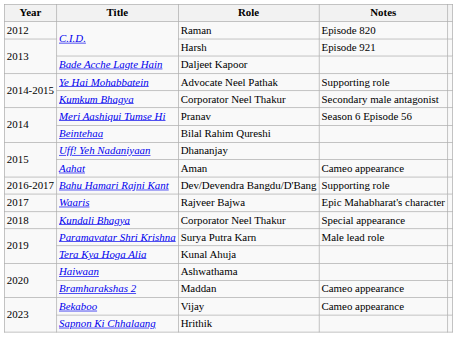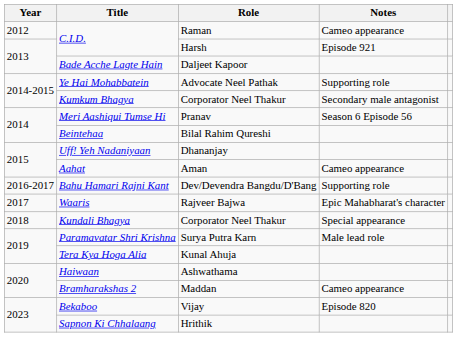(349, 30) Episode 820 -> (363, 30) Cameo appearance
(363, 306) Cameo appearance -> (349, 306) Episode 820
